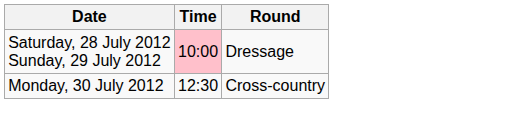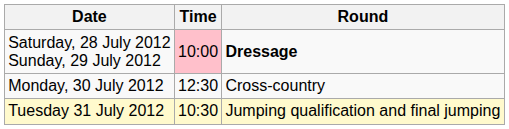(260, 51) normal -> (261, 51) bold
+ row: (86, 111)
